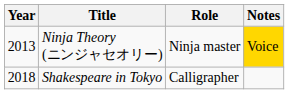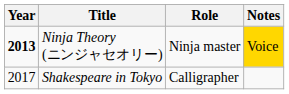(22, 46) normal -> (22, 46) bold
(22, 77) 2018 -> (22, 77) 2017
